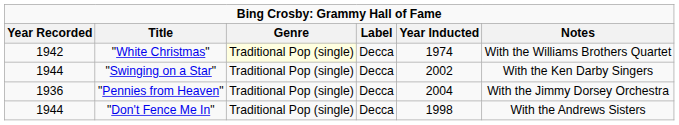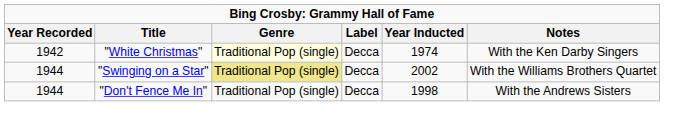(578, 52) With the Williams Brothers Quartet -> (563, 52) With the Ken Darby Singers
(291, 71) no background -> (277, 71) khaki background
(578, 71) With the Ken Darby Singers -> (563, 71) With the Williams Brothers Quartet
- row: (161, 91)
